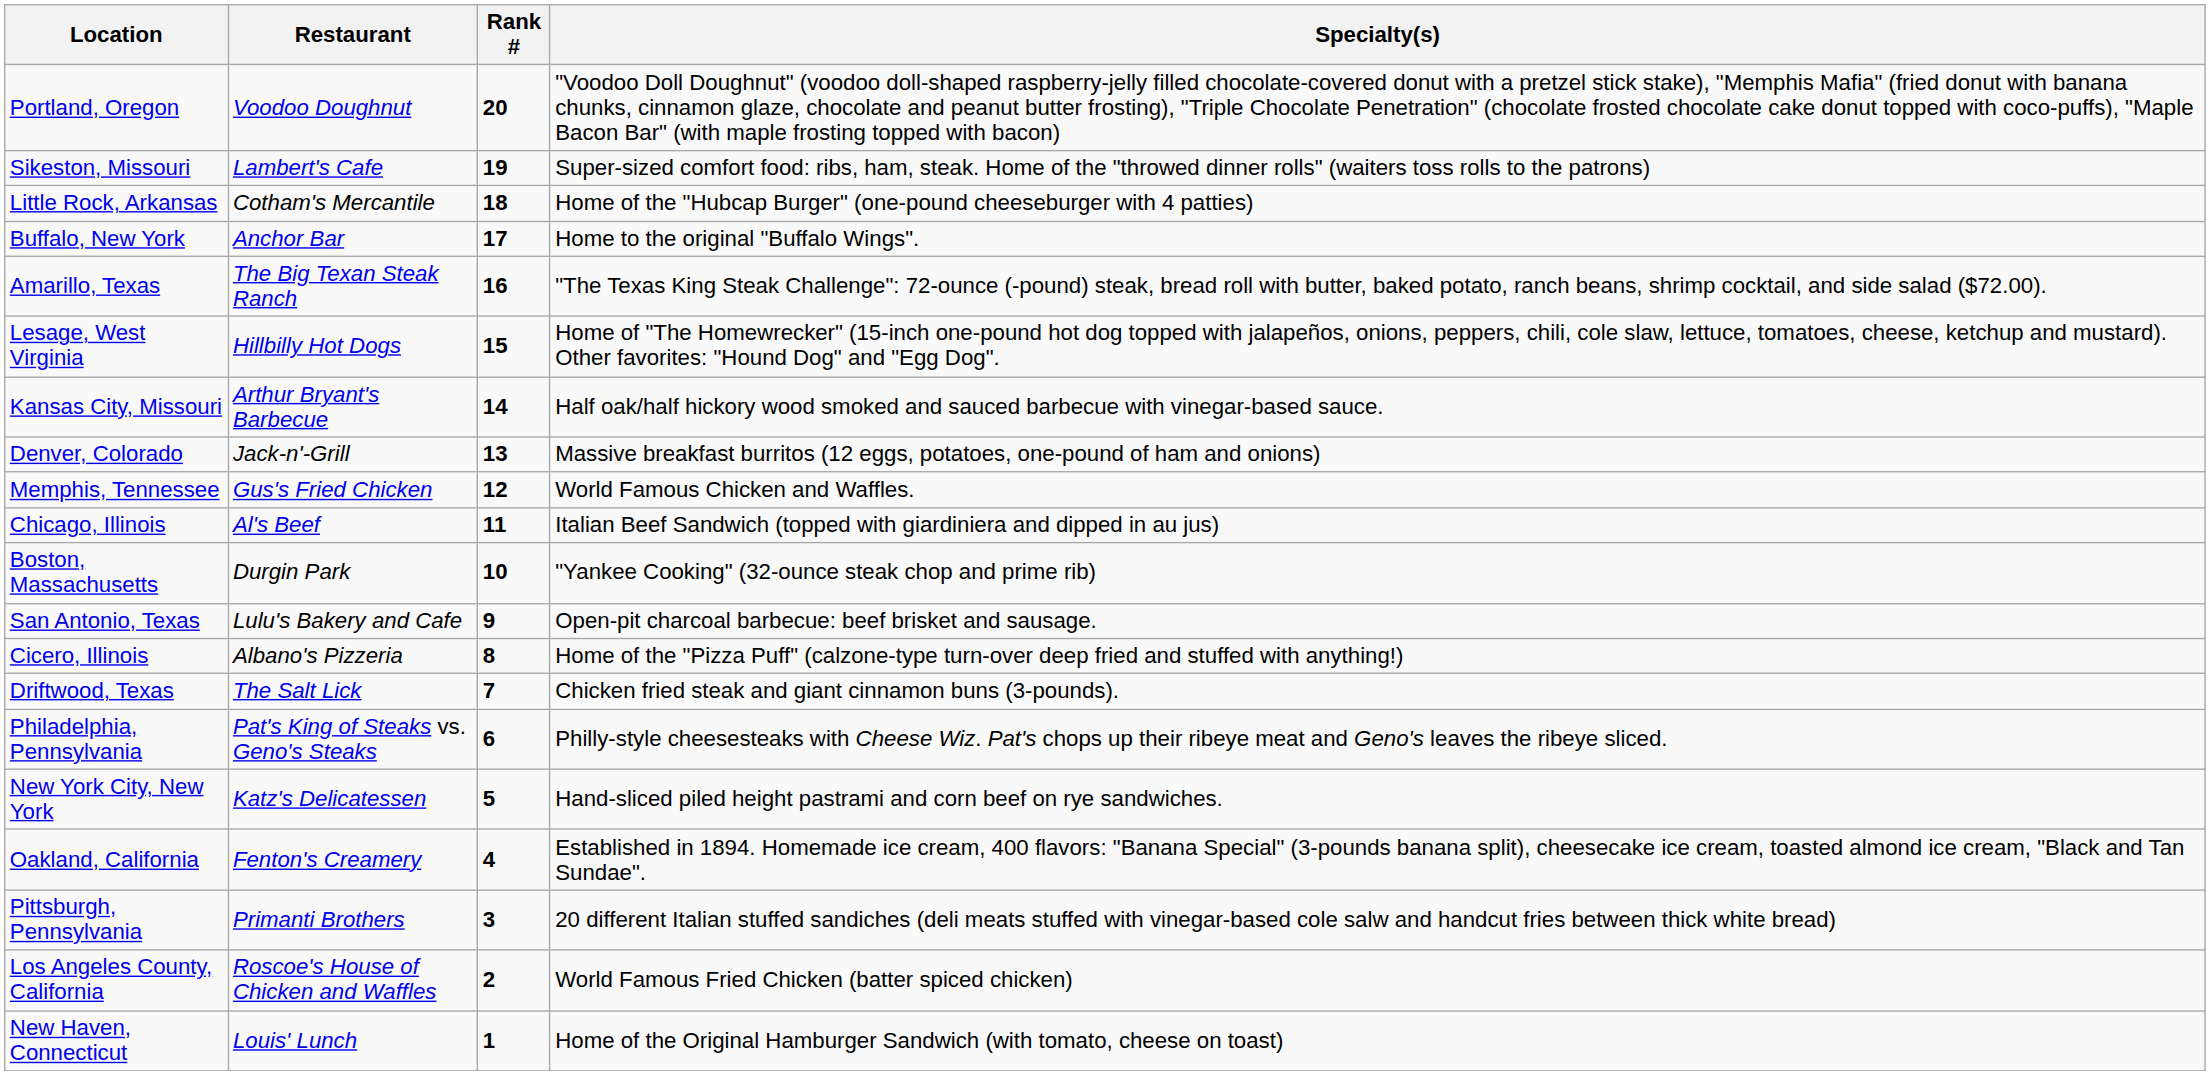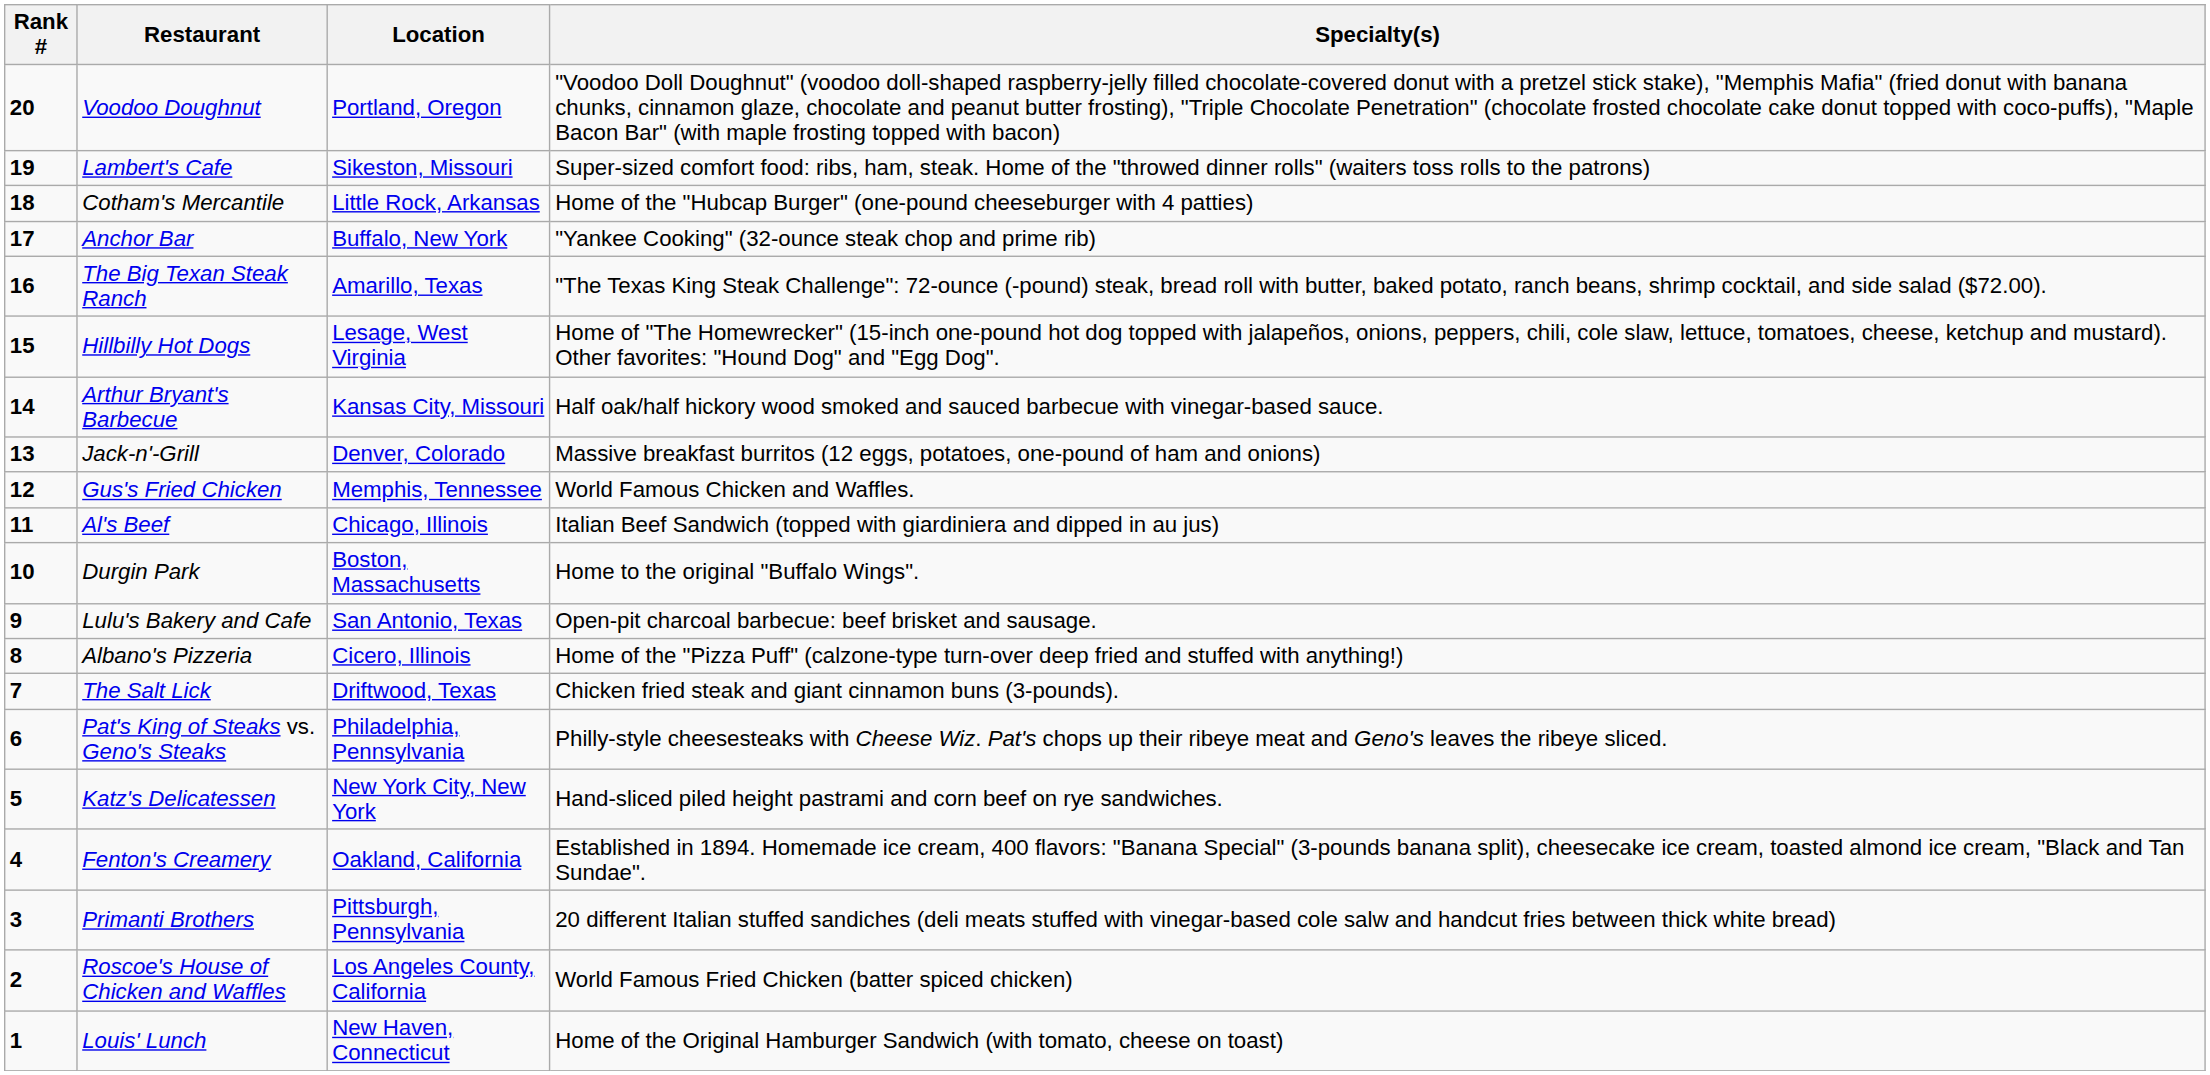columns swapped: (514, 34) <-> (116, 34)
(737, 238) Home to the original "Buffalo Wings". -> (826, 238) "Yankee Cooking" (32-ounce steak chop and prime rib)
(826, 572) "Yankee Cooking" (32-ounce steak chop and prime rib) -> (737, 572) Home to the original "Buffalo Wings".
